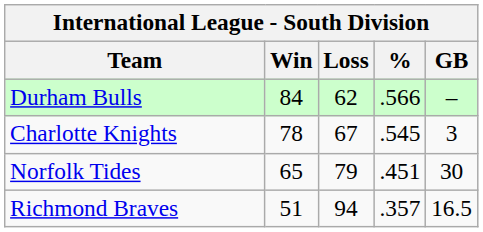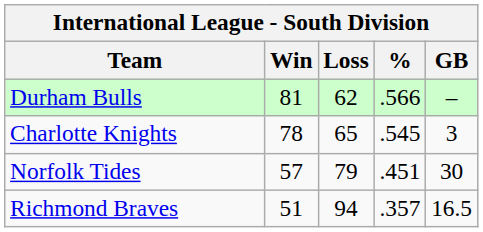(291, 97) 84 -> (291, 97) 81
(346, 134) 67 -> (346, 134) 65
(291, 171) 65 -> (291, 171) 57
